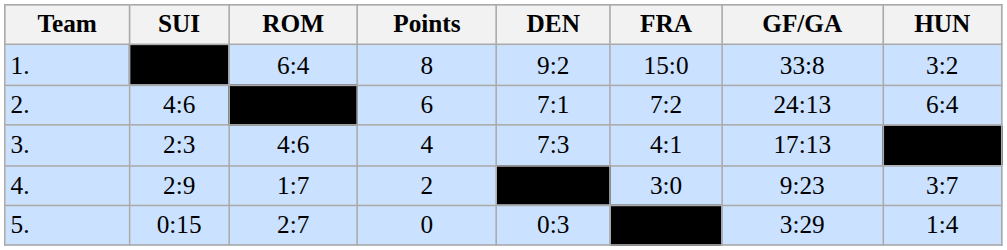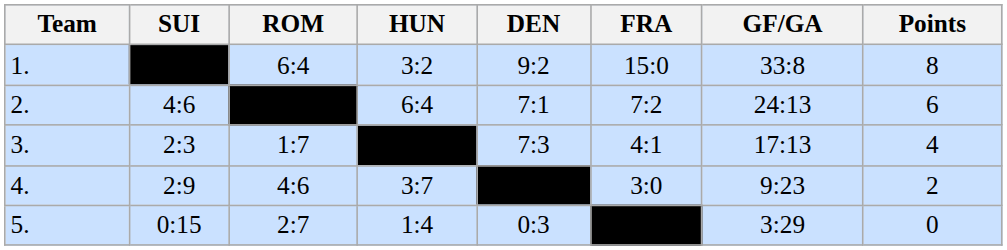columns swapped: (942, 24) <-> (427, 24)
(293, 144) 4:6 -> (293, 144) 1:7
(293, 184) 1:7 -> (293, 184) 4:6
